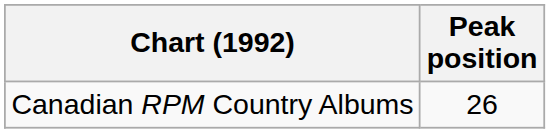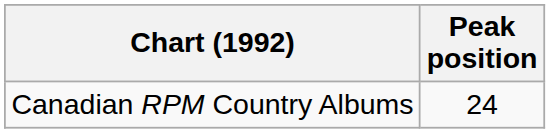(482, 104) 26 -> (482, 104) 24
